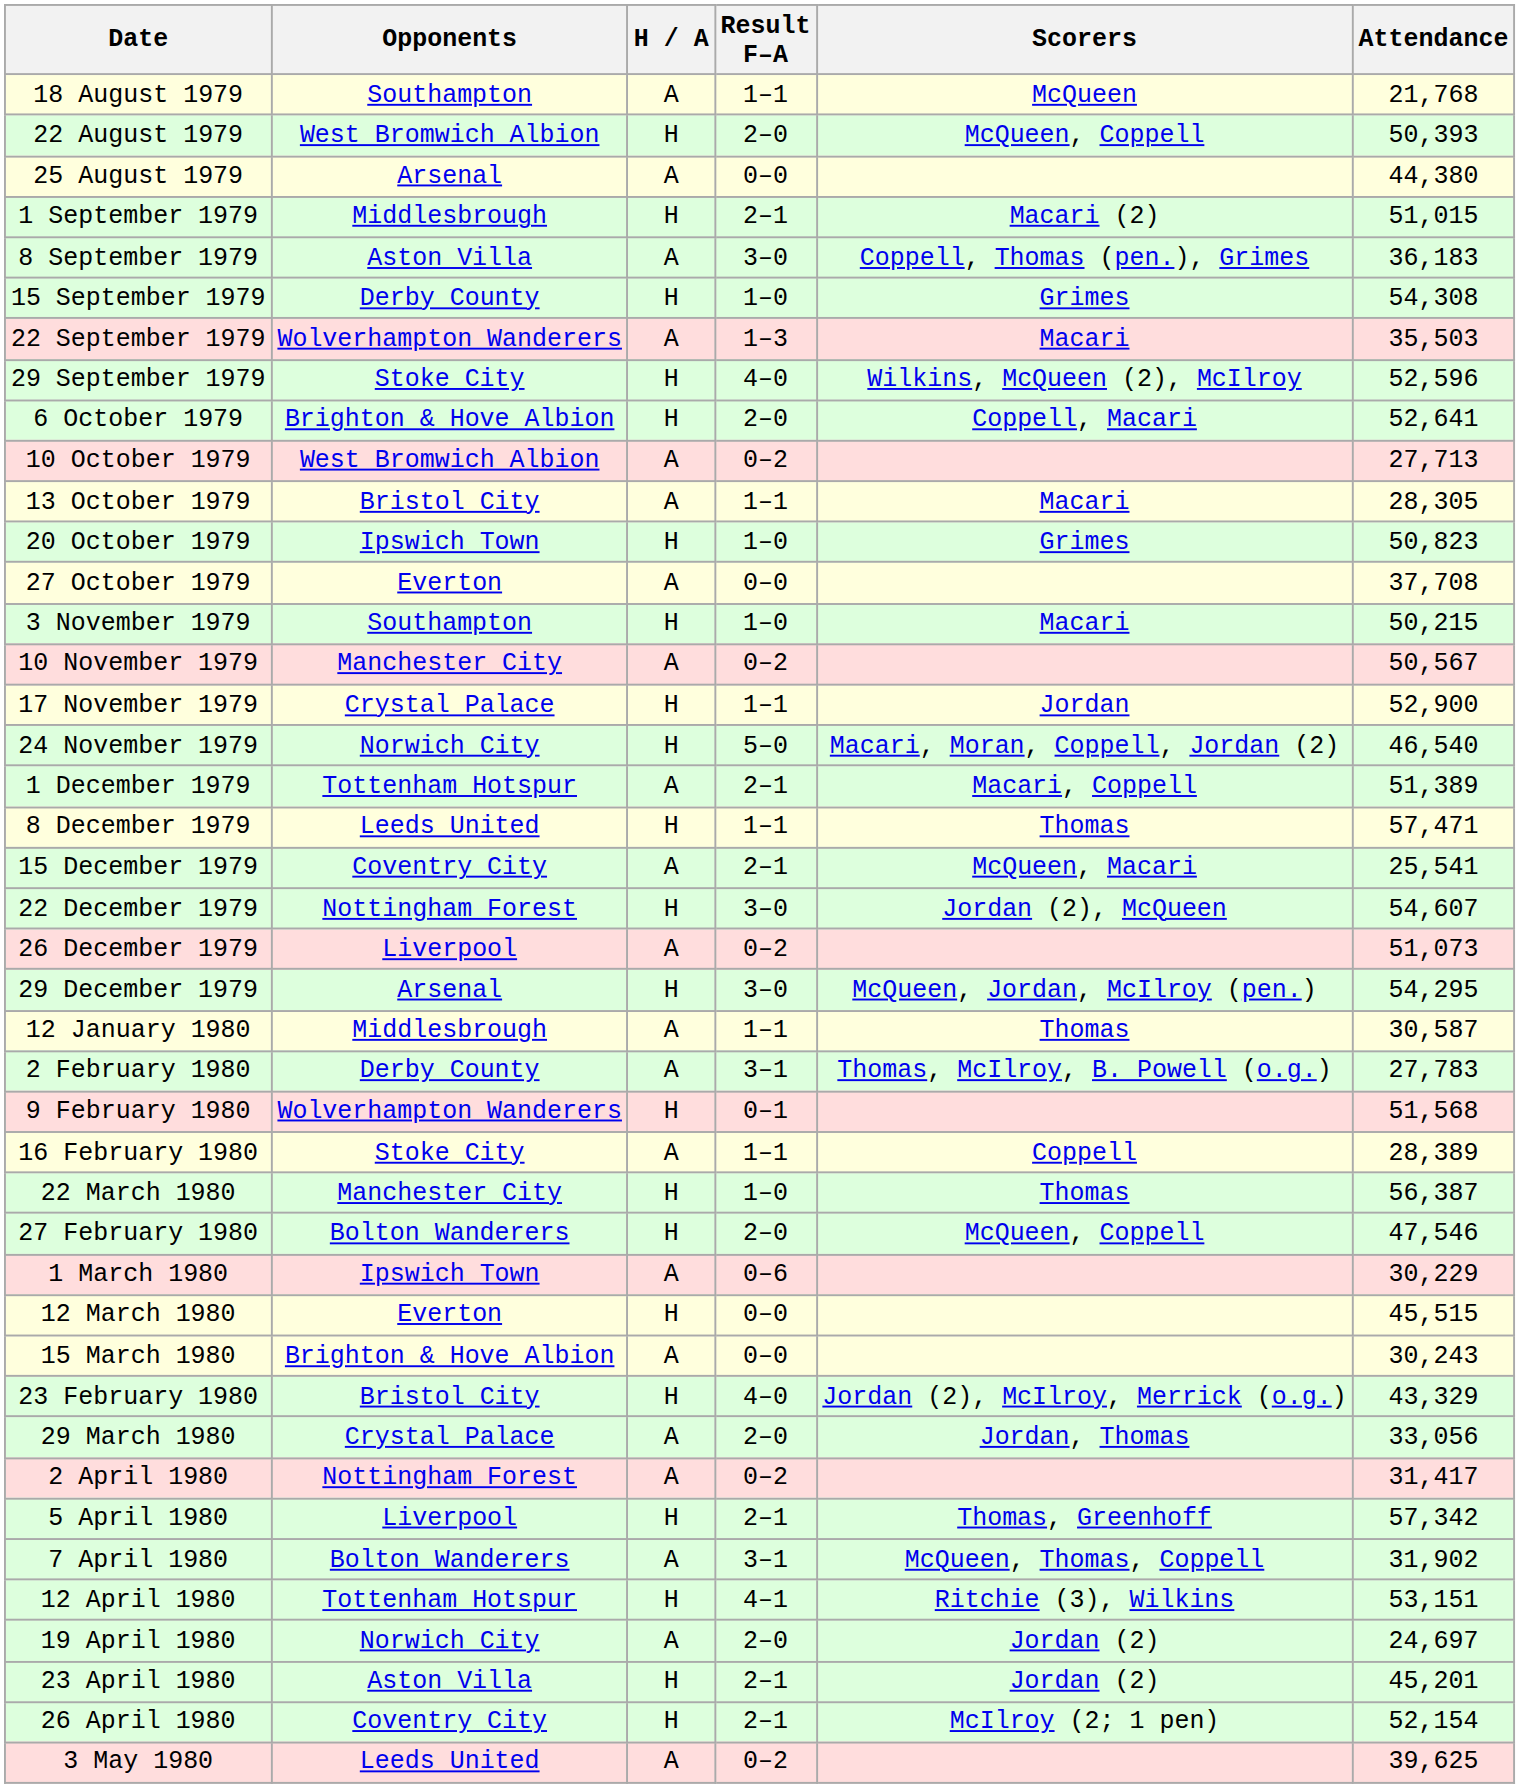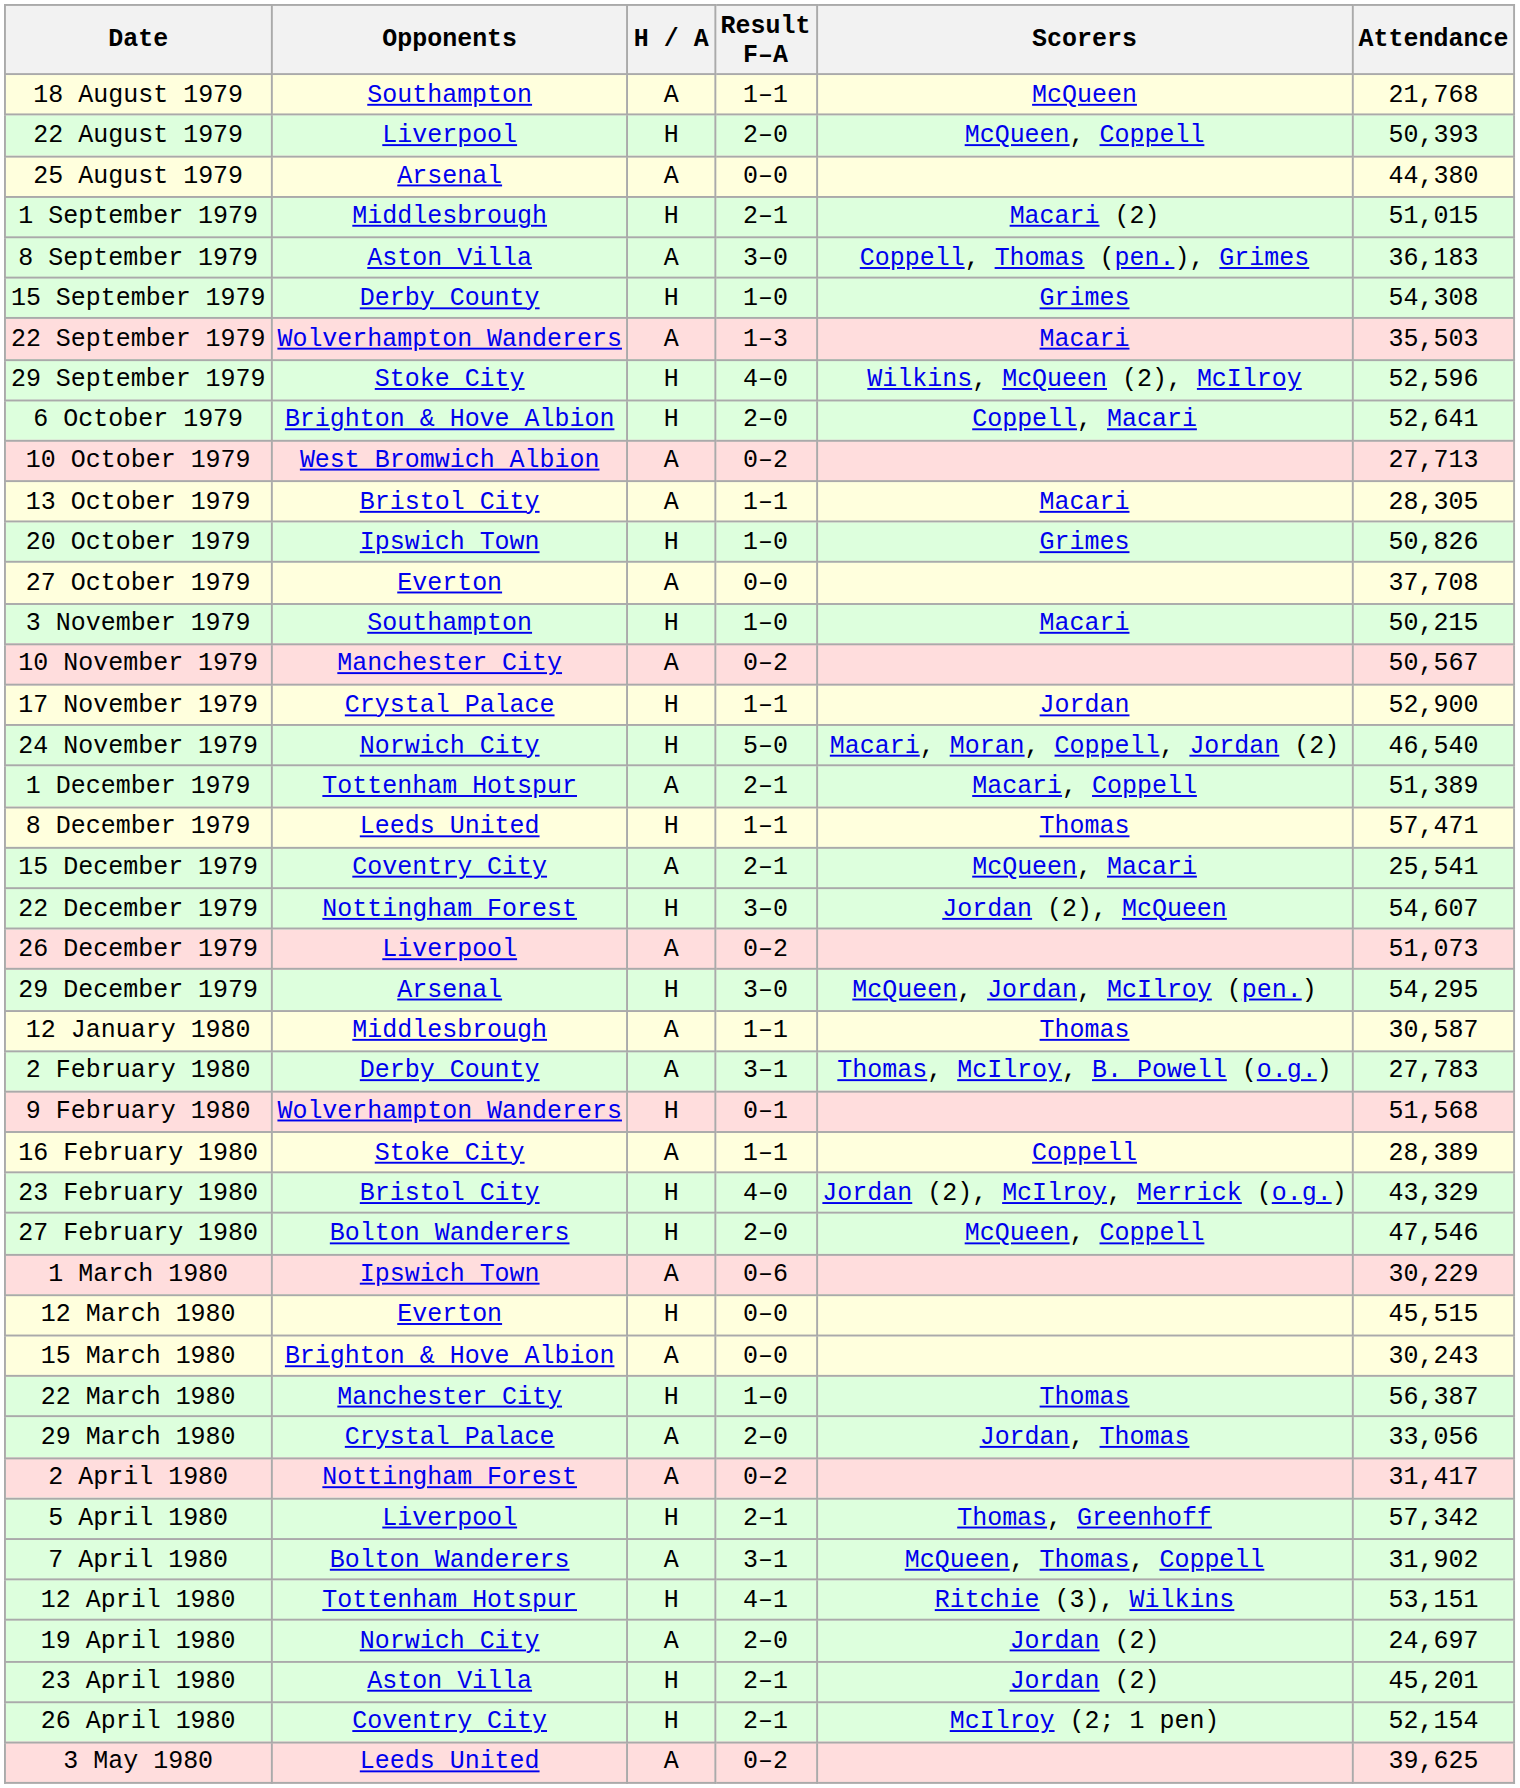(450, 135) West Bromwich Albion -> (450, 135) Liverpool
(1433, 542) 50,823 -> (1433, 542) 50,826
rows swapped: (138, 1397) <-> (138, 1193)
